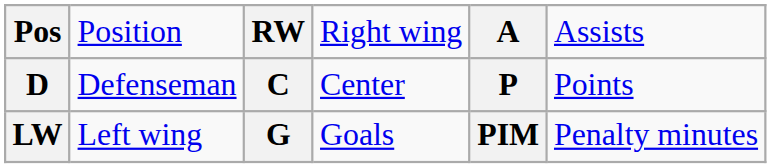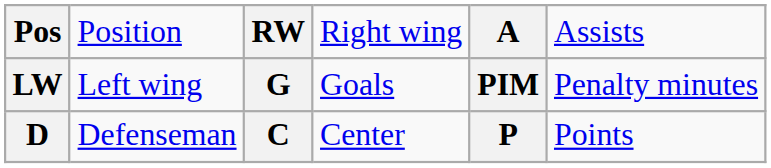rows swapped: (38, 83) <-> (38, 136)
